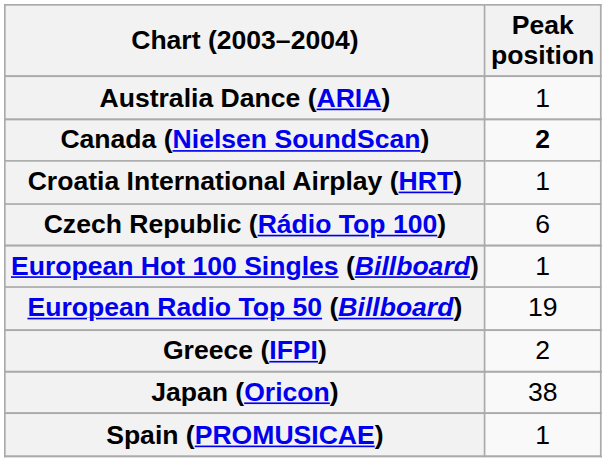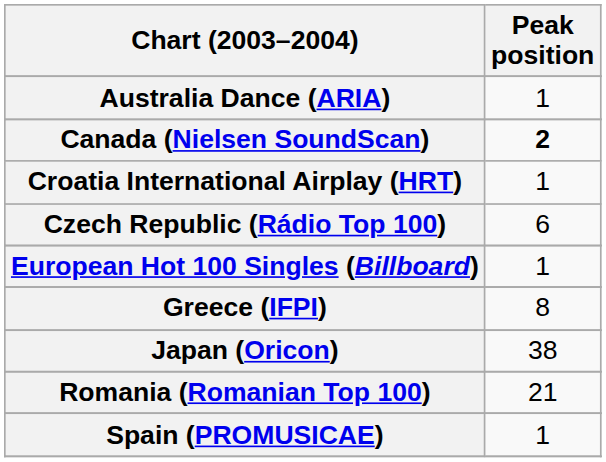- row: (245, 308)
(543, 350) 2 -> (543, 308) 8
+ row: (245, 392)
